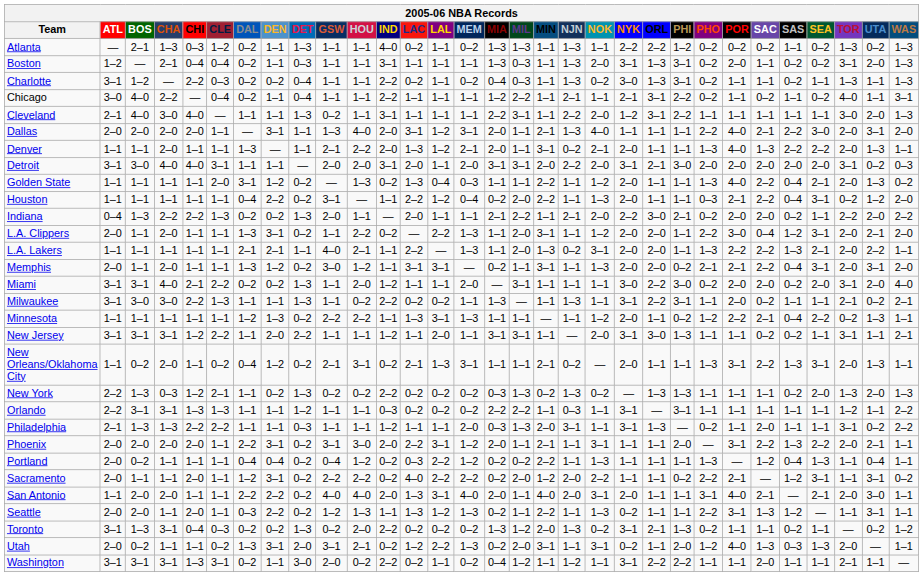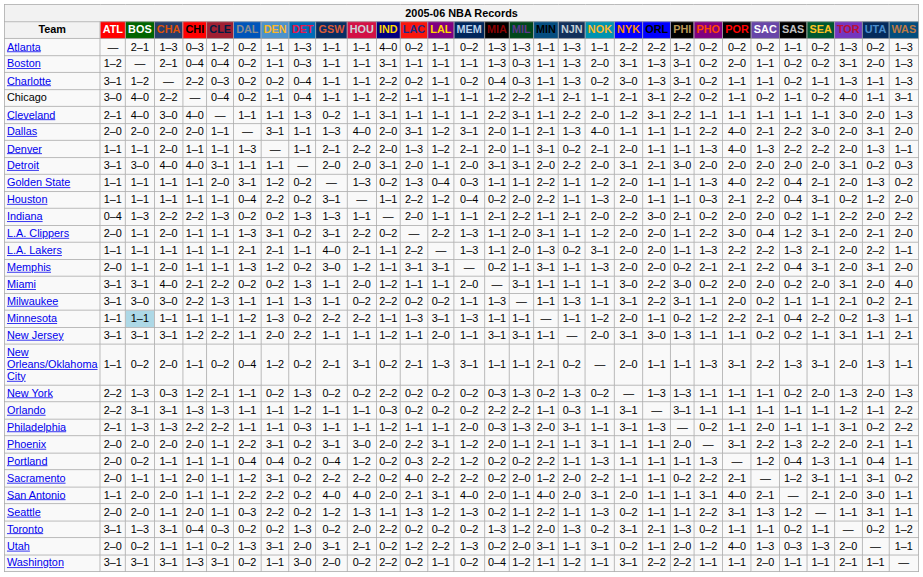(332, 216) 2–0 -> (332, 216) 1–3
(332, 233) 1–1 -> (332, 233) 3–1
(140, 318) no background -> (140, 318) lightblue background
(414, 495) 1–3 -> (414, 495) 2–1
